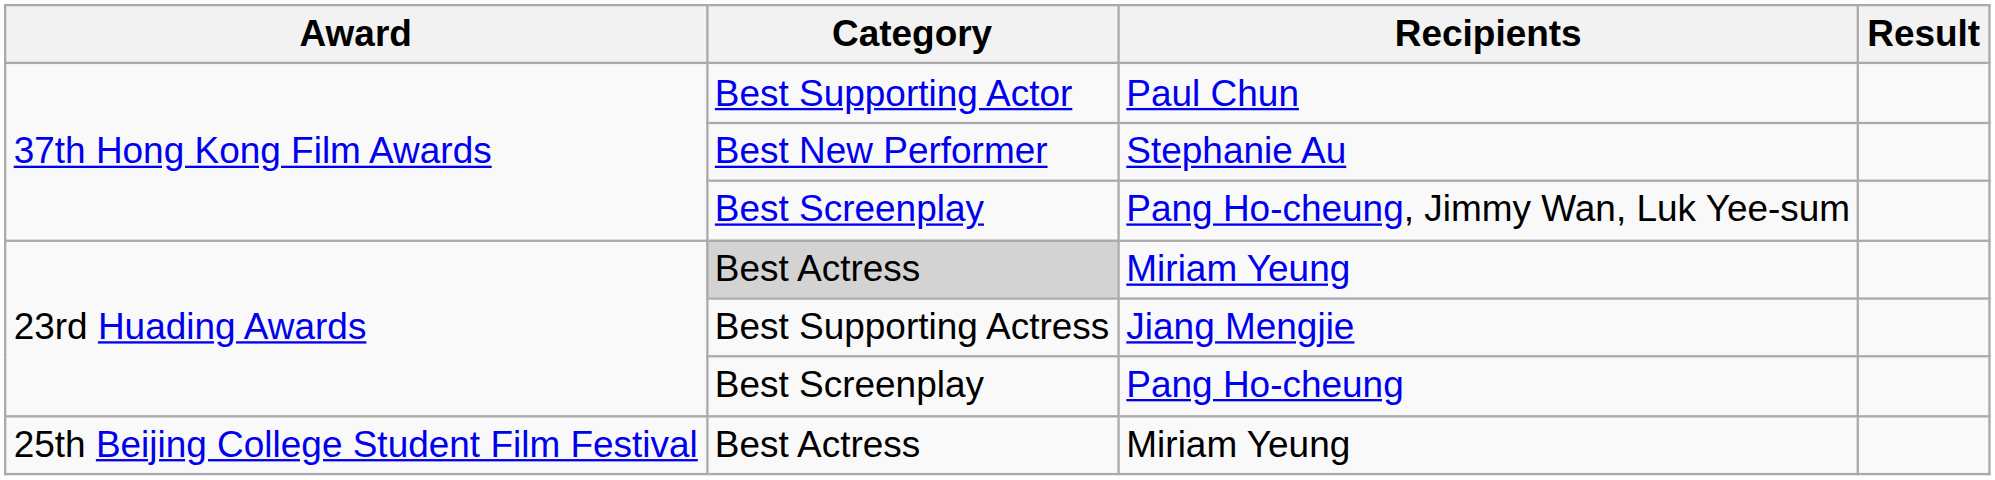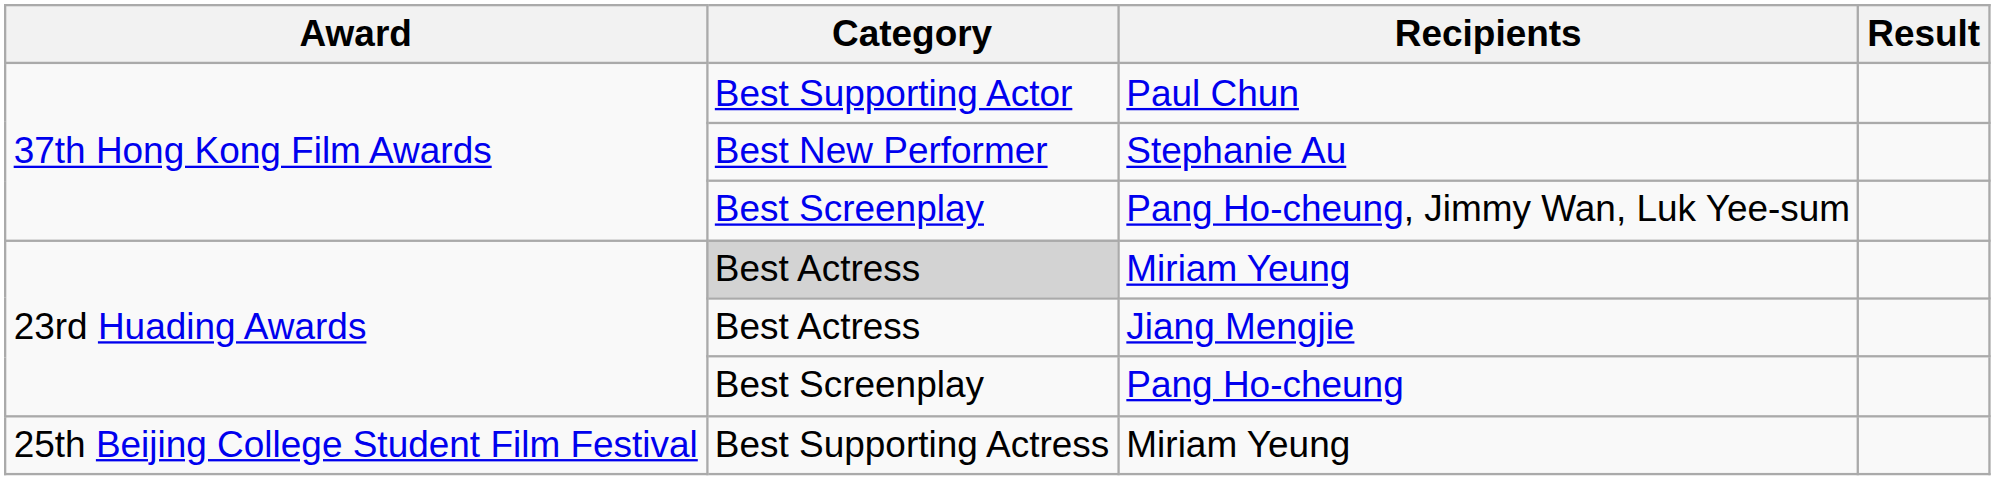(912, 326) Best Supporting Actress -> (818, 326) Best Actress
(818, 444) Best Actress -> (912, 444) Best Supporting Actress
